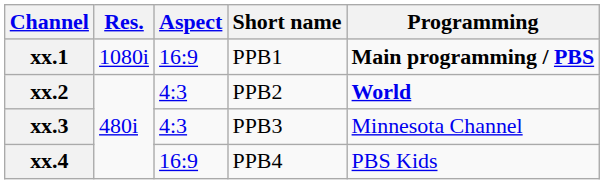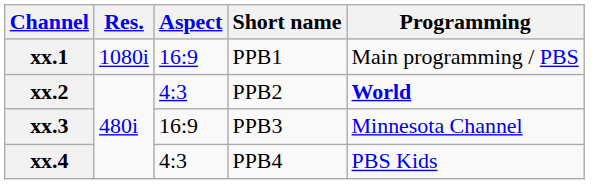(473, 56) bold -> (465, 56) normal
(173, 126) 4:3 -> (179, 126) 16:9
(179, 160) 16:9 -> (173, 160) 4:3
